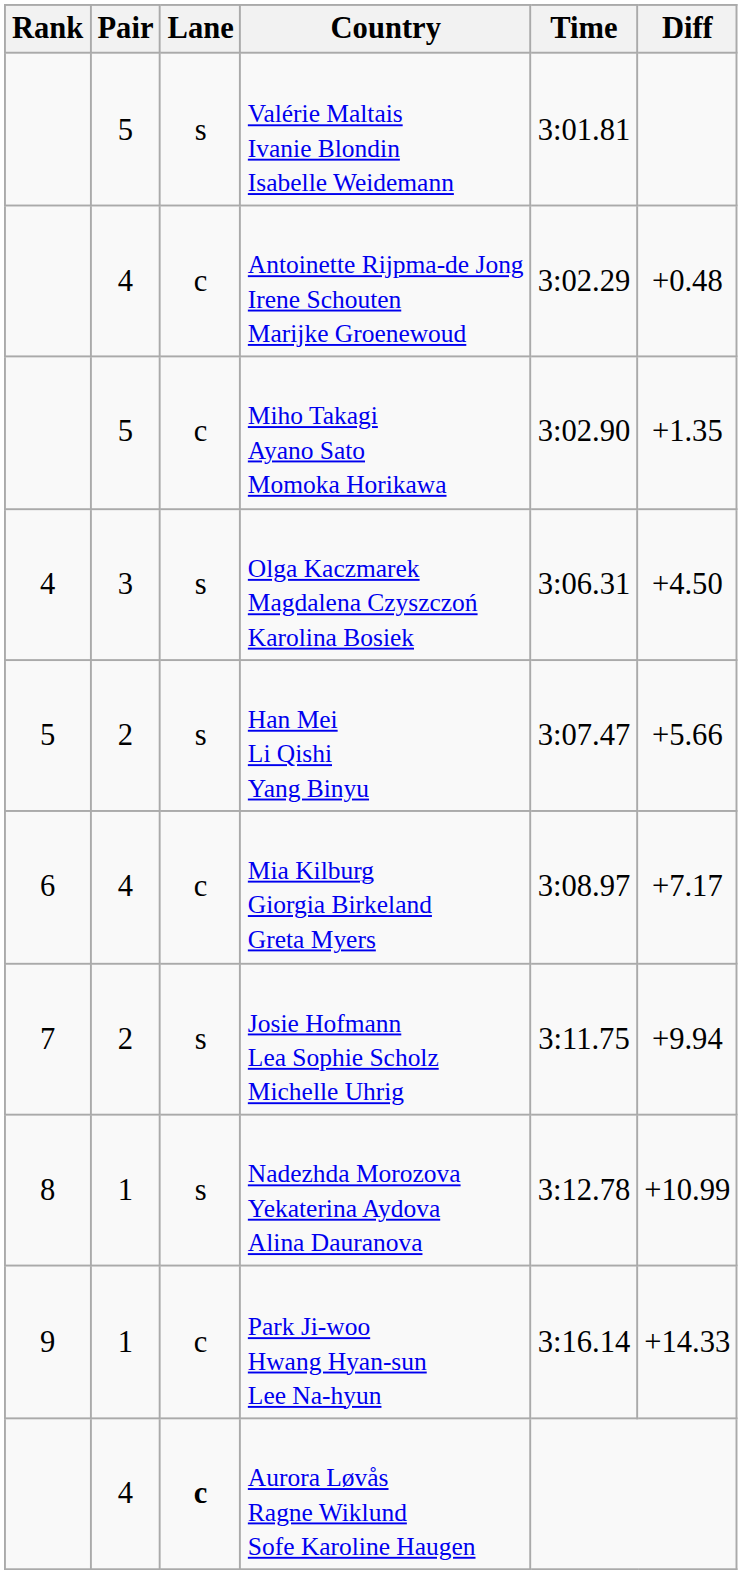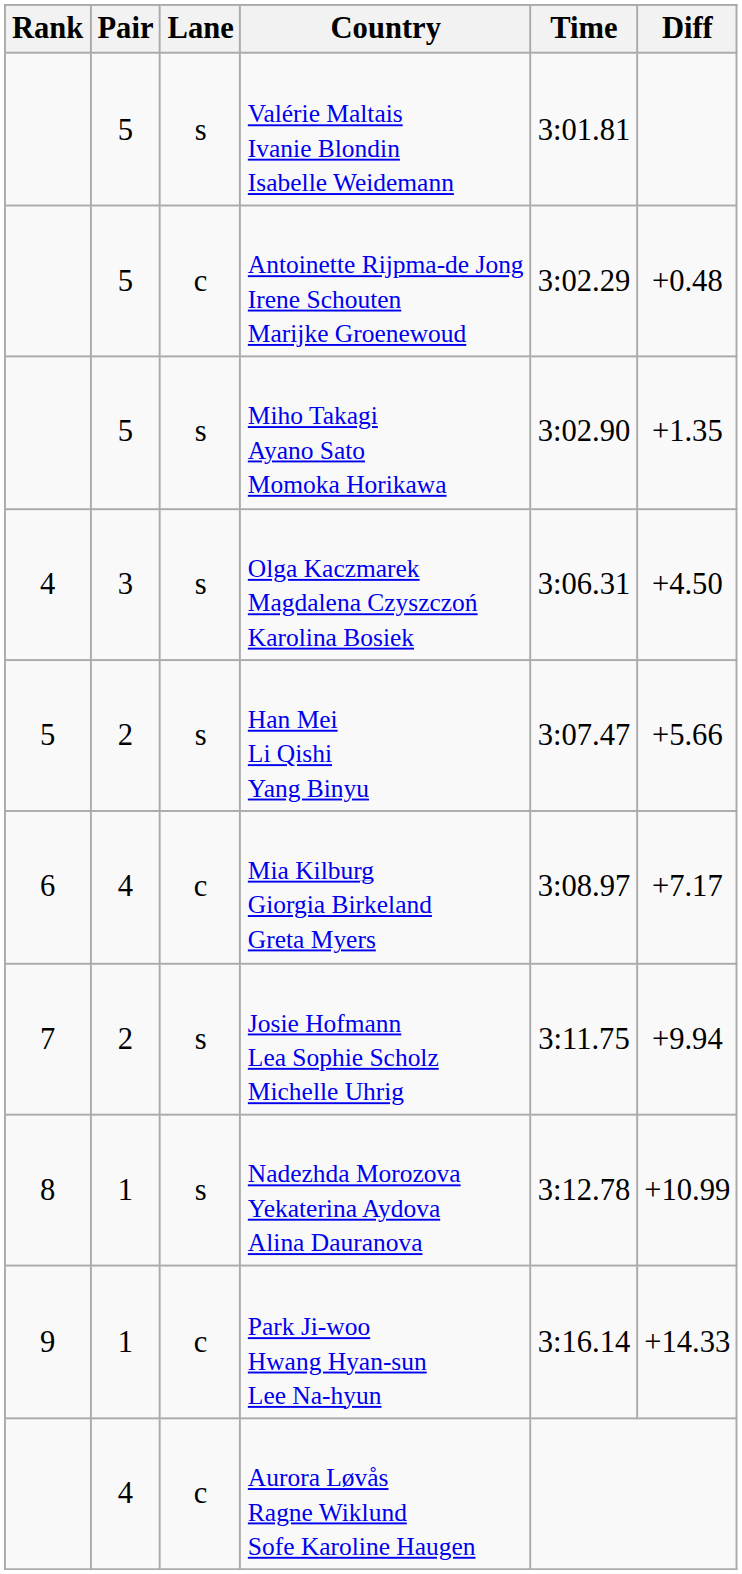(125, 280) 4 -> (125, 280) 5
(201, 431) c -> (201, 431) s
(201, 1493) bold -> (201, 1493) normal
